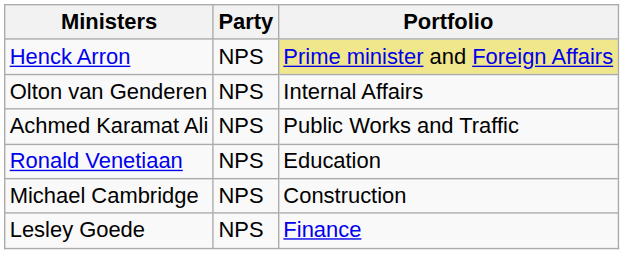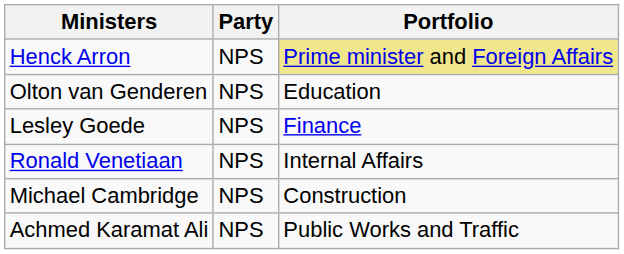(353, 91) Internal Affairs -> (332, 91) Education
rows swapped: (77, 230) <-> (109, 126)
(332, 160) Education -> (353, 160) Internal Affairs
